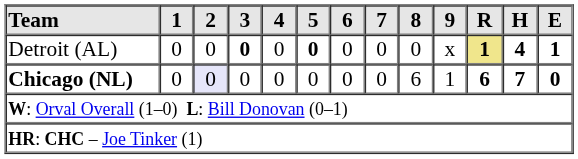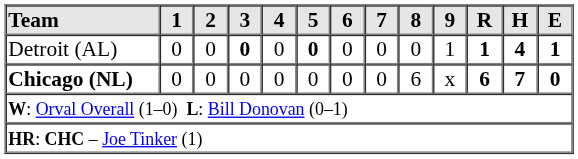(450, 49) x -> (450, 49) 1
(485, 49) khaki background -> (485, 49) no background
(211, 78) lavender background -> (211, 78) no background
(450, 78) 1 -> (450, 78) x
